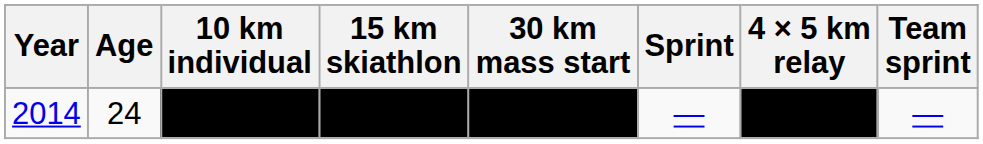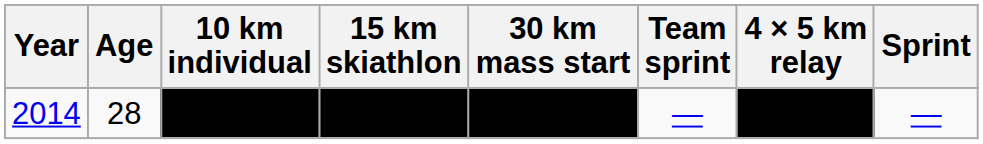columns swapped: (689, 46) <-> (928, 46)
(124, 112) 24 -> (124, 112) 28
